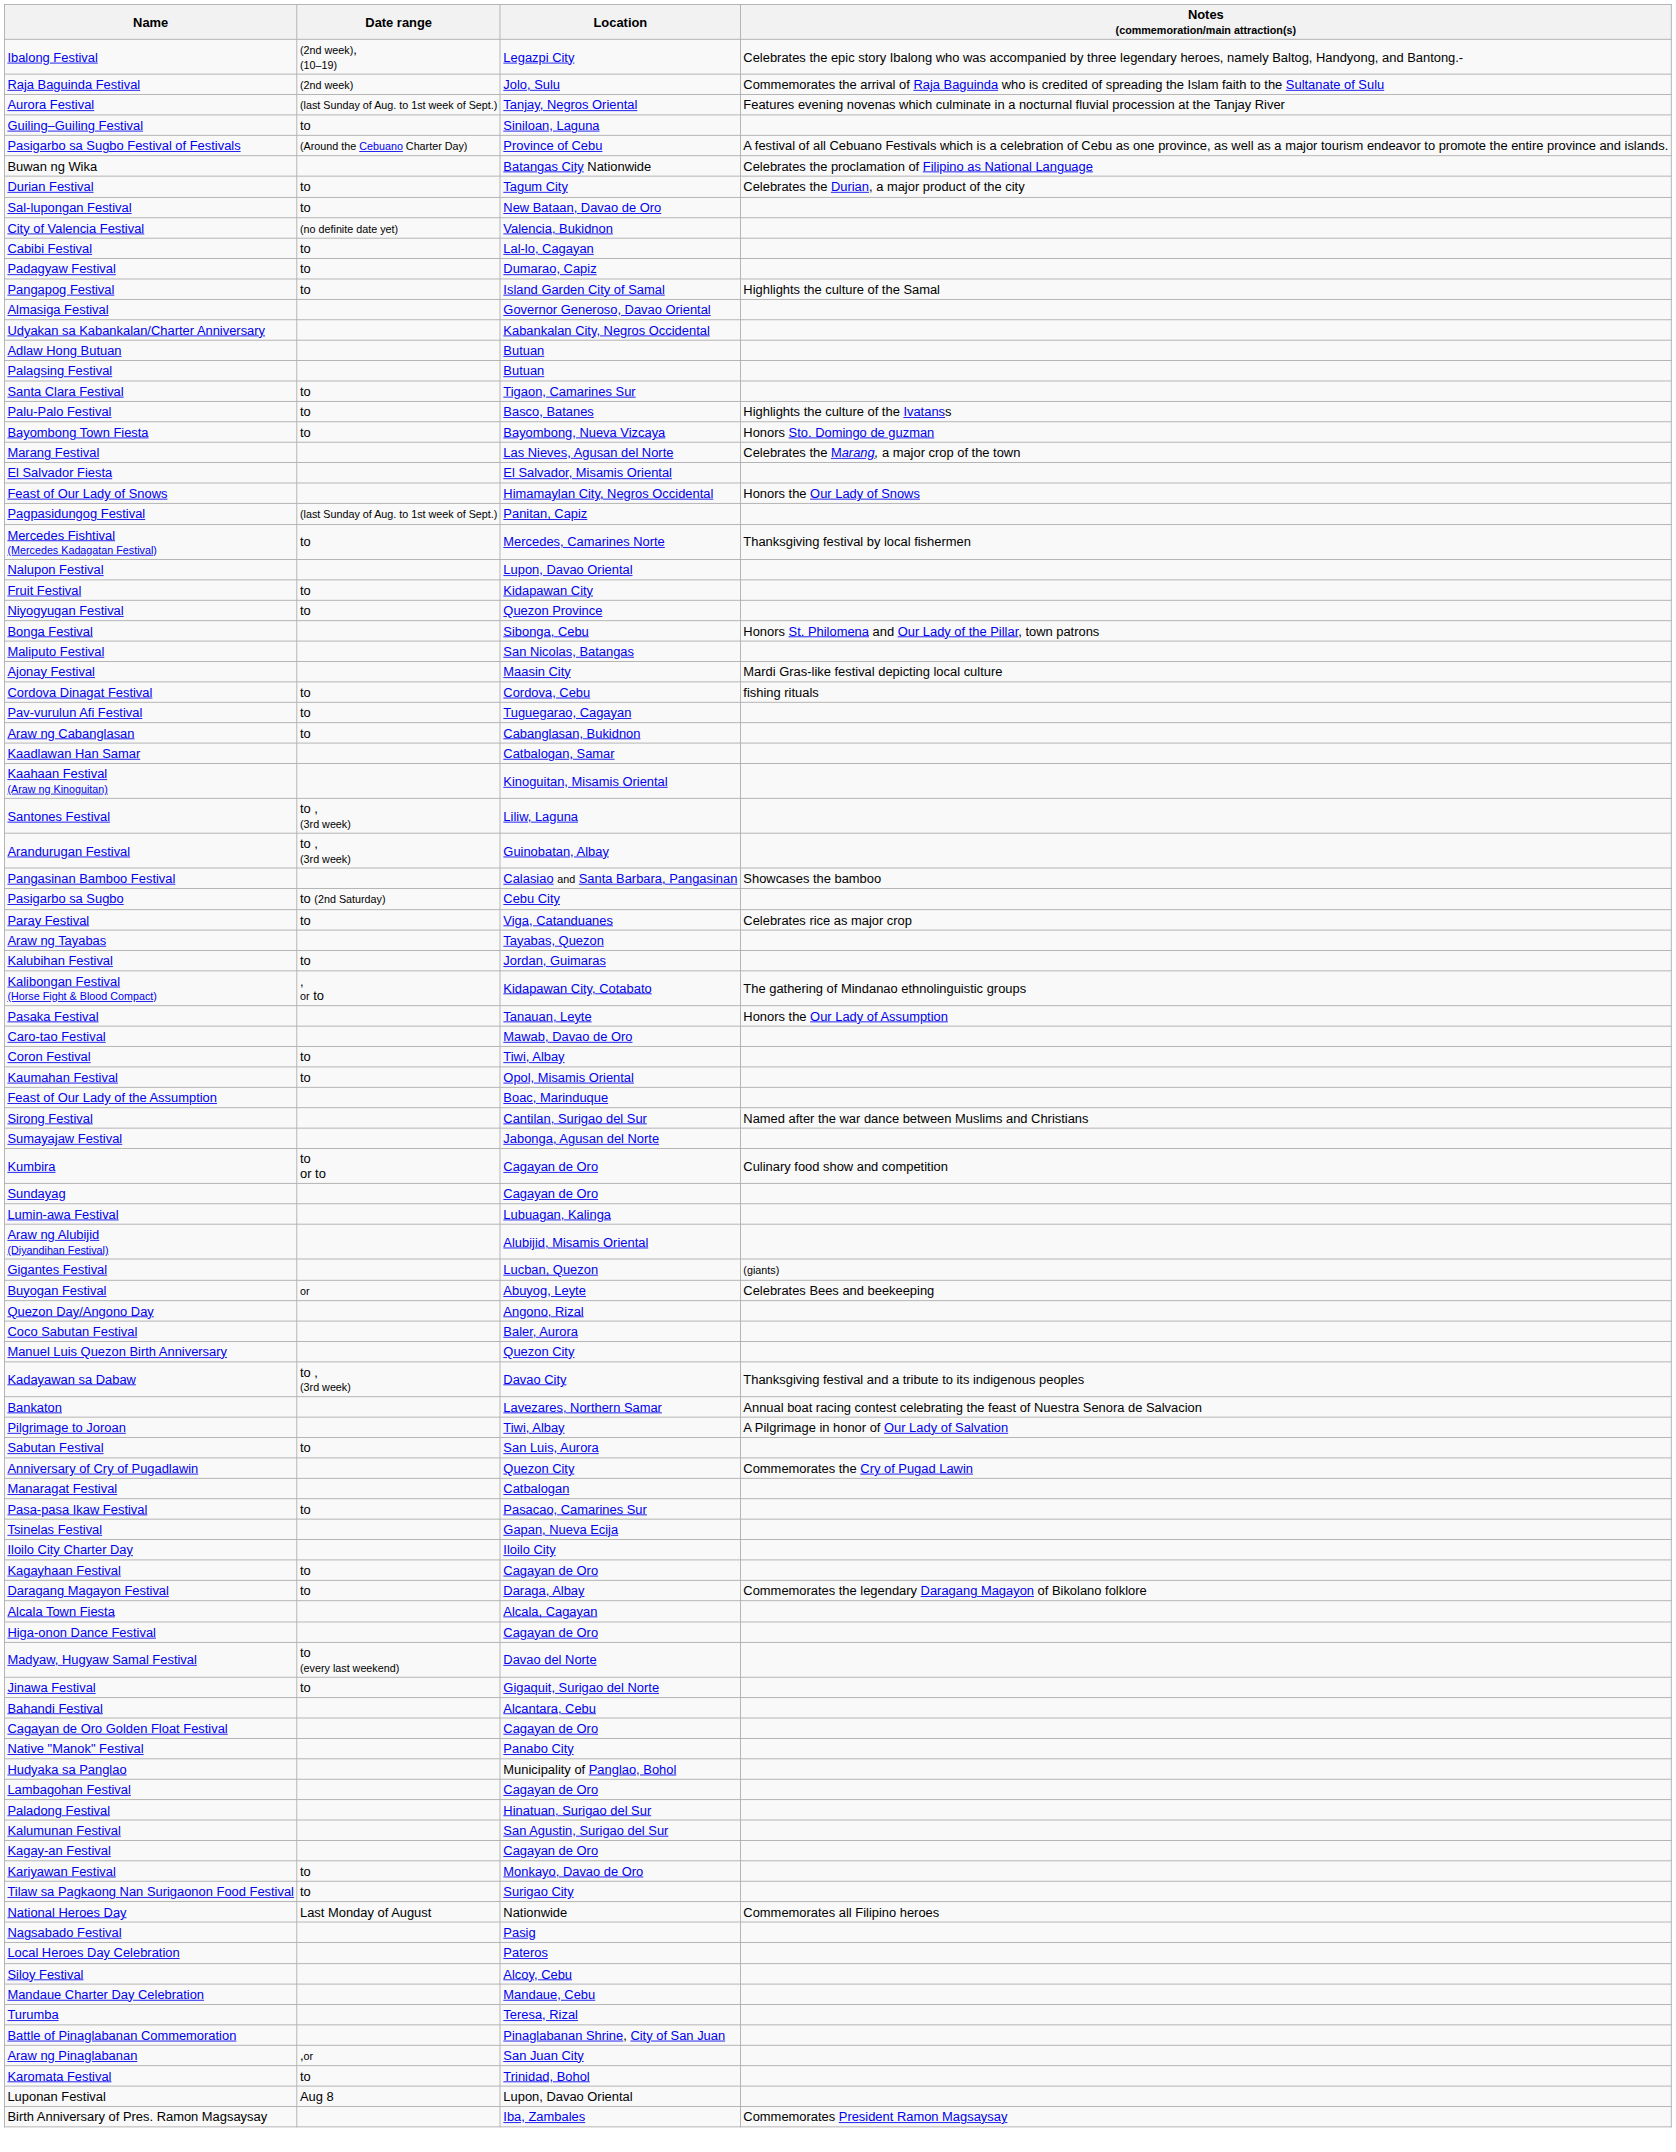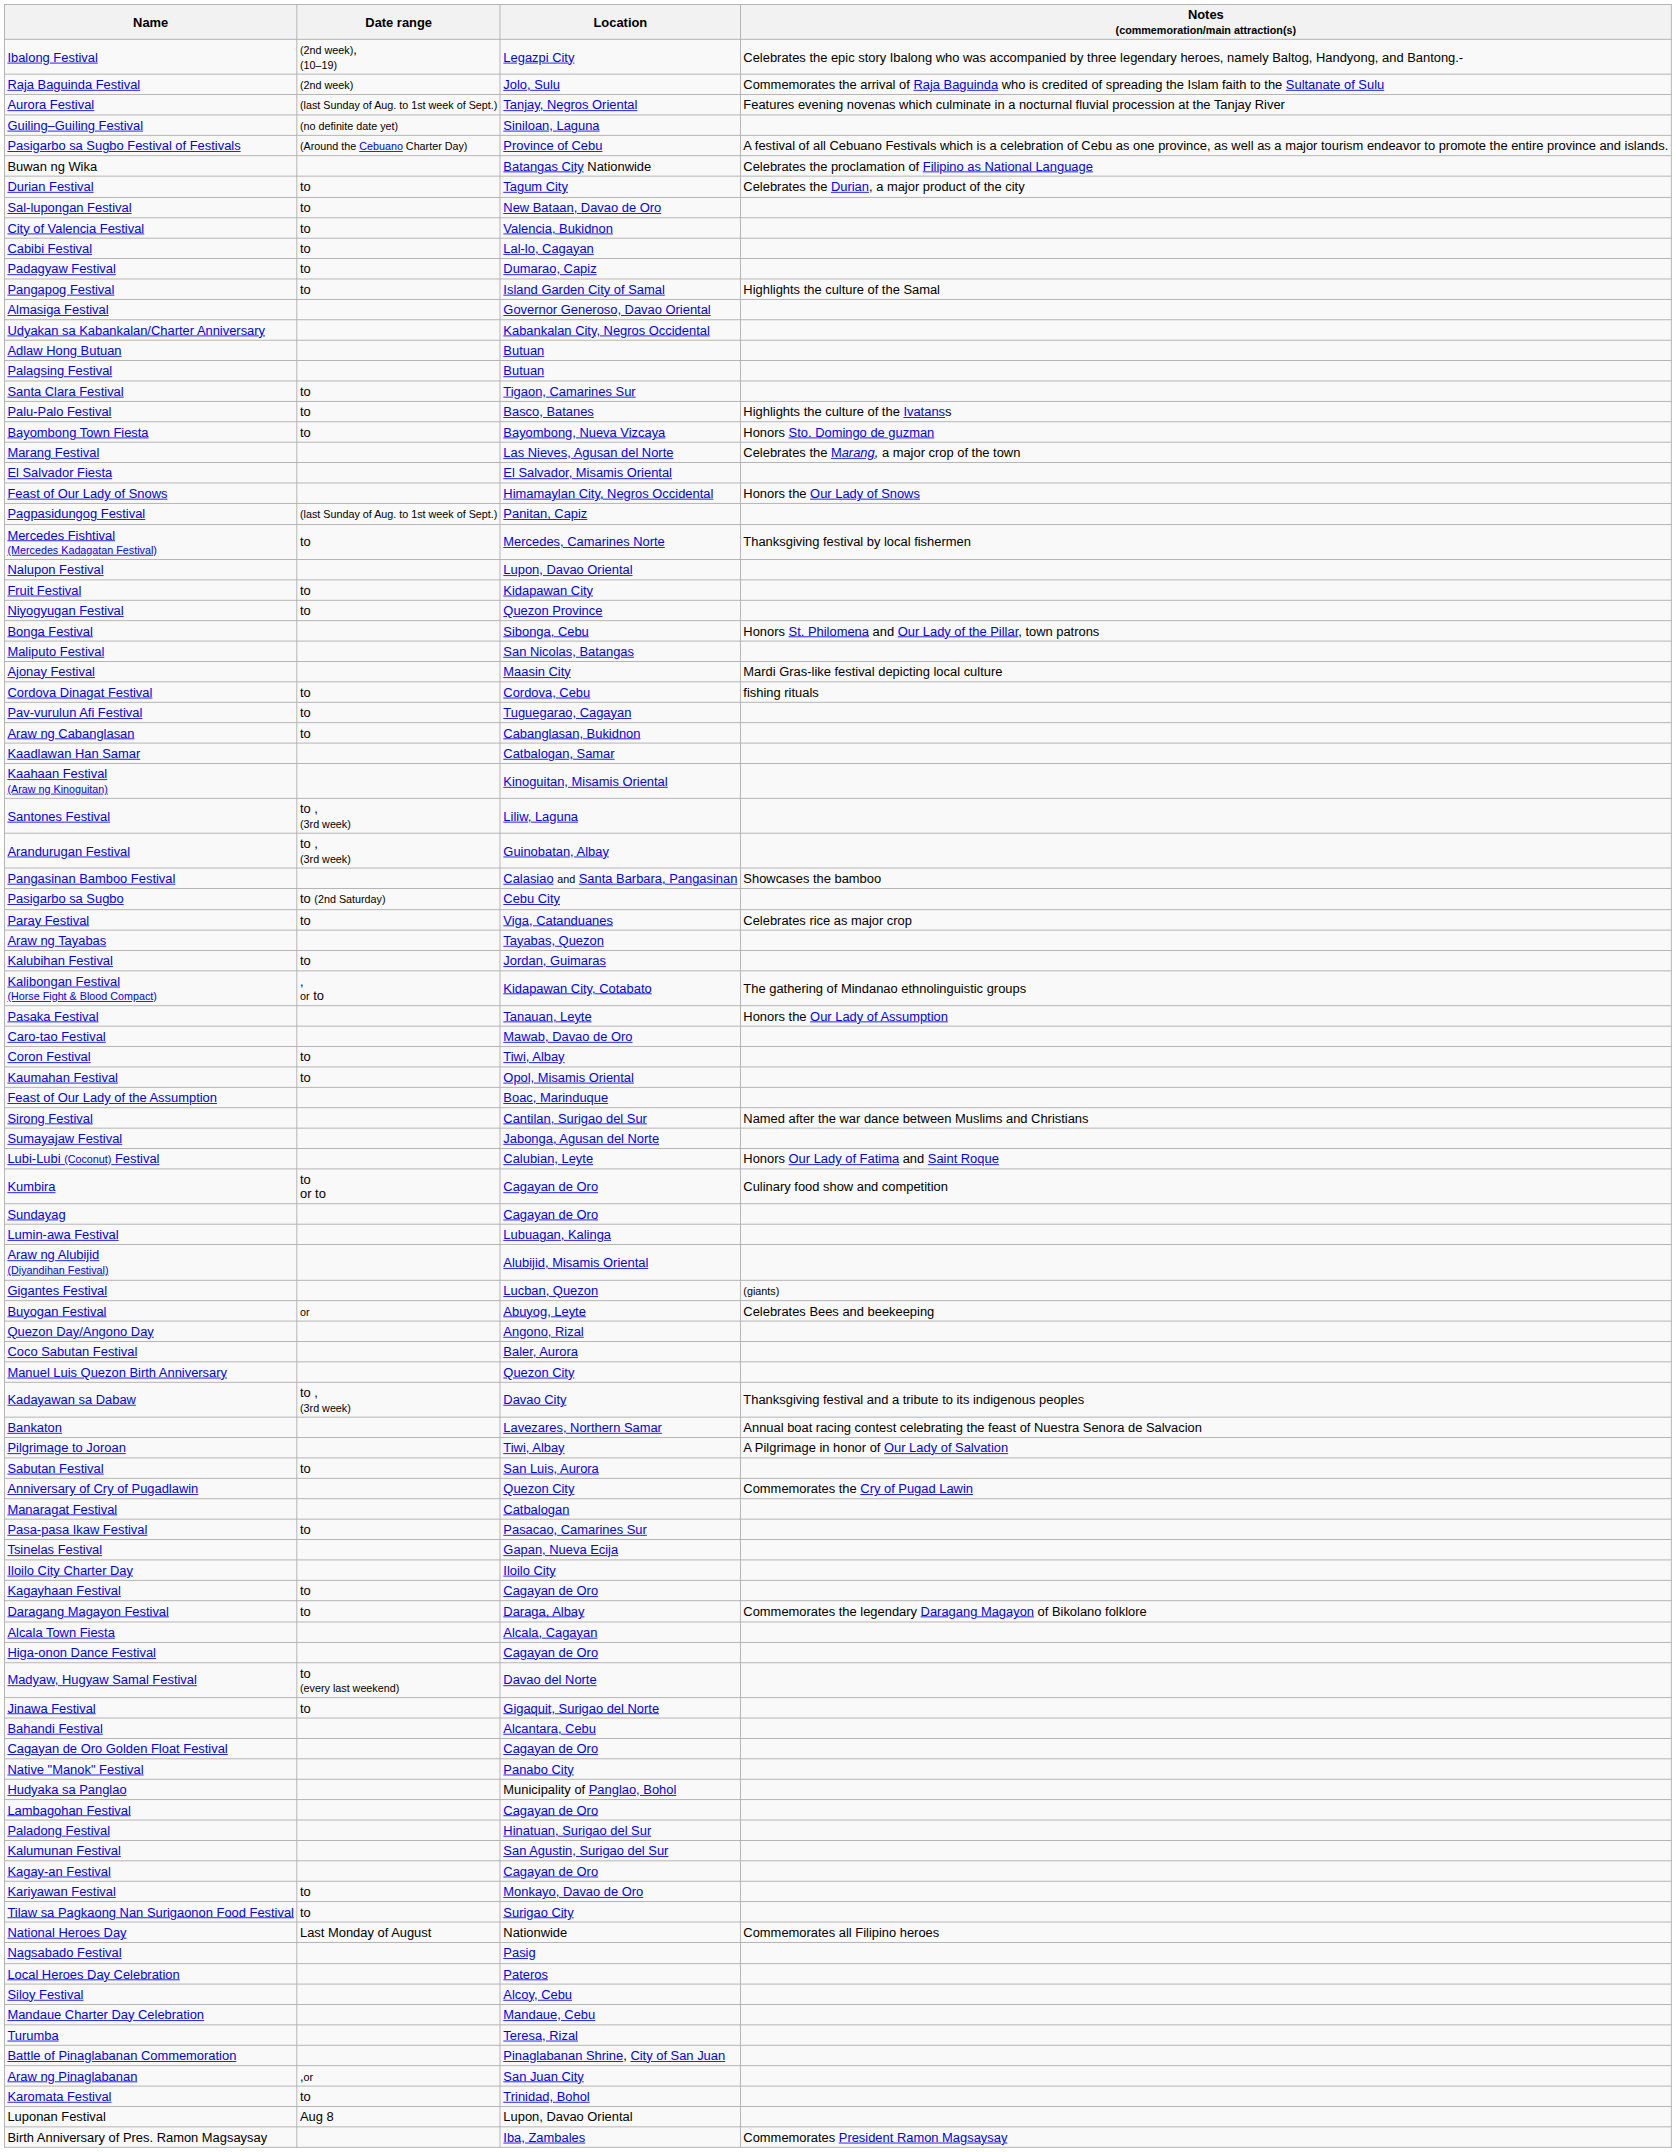(305, 126) to -> (349, 127) (no definite date yet)
(349, 229) (no definite date yet) -> (305, 228) to
+ row: (83, 1159)
